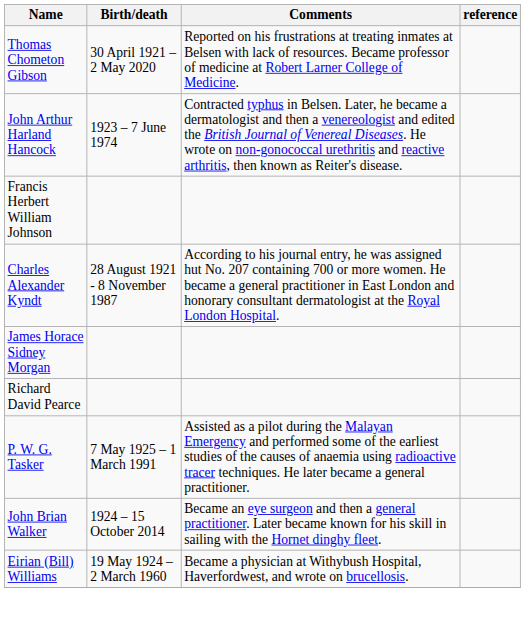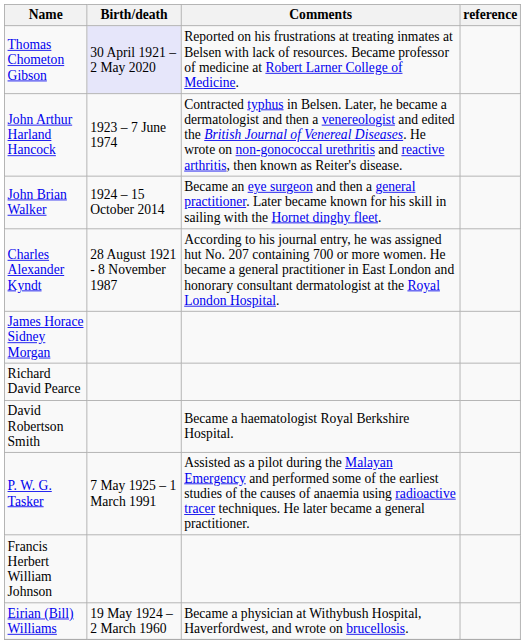(133, 59) no background -> (133, 59) lavender background
rows swapped: (30, 210) <-> (37, 524)
+ row: (36, 426)
